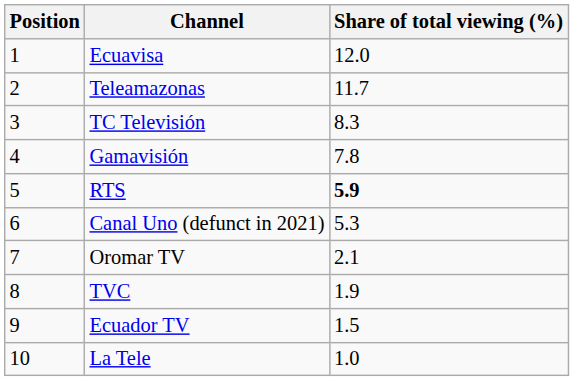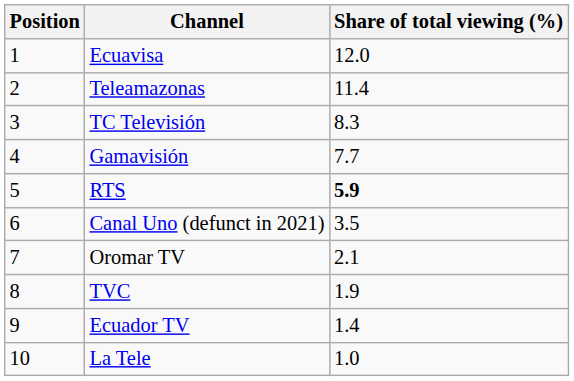(352, 89) 11.7 -> (352, 89) 11.4
(347, 156) 7.8 -> (347, 156) 7.7
(347, 224) 5.3 -> (347, 224) 3.5
(347, 325) 1.5 -> (347, 325) 1.4
